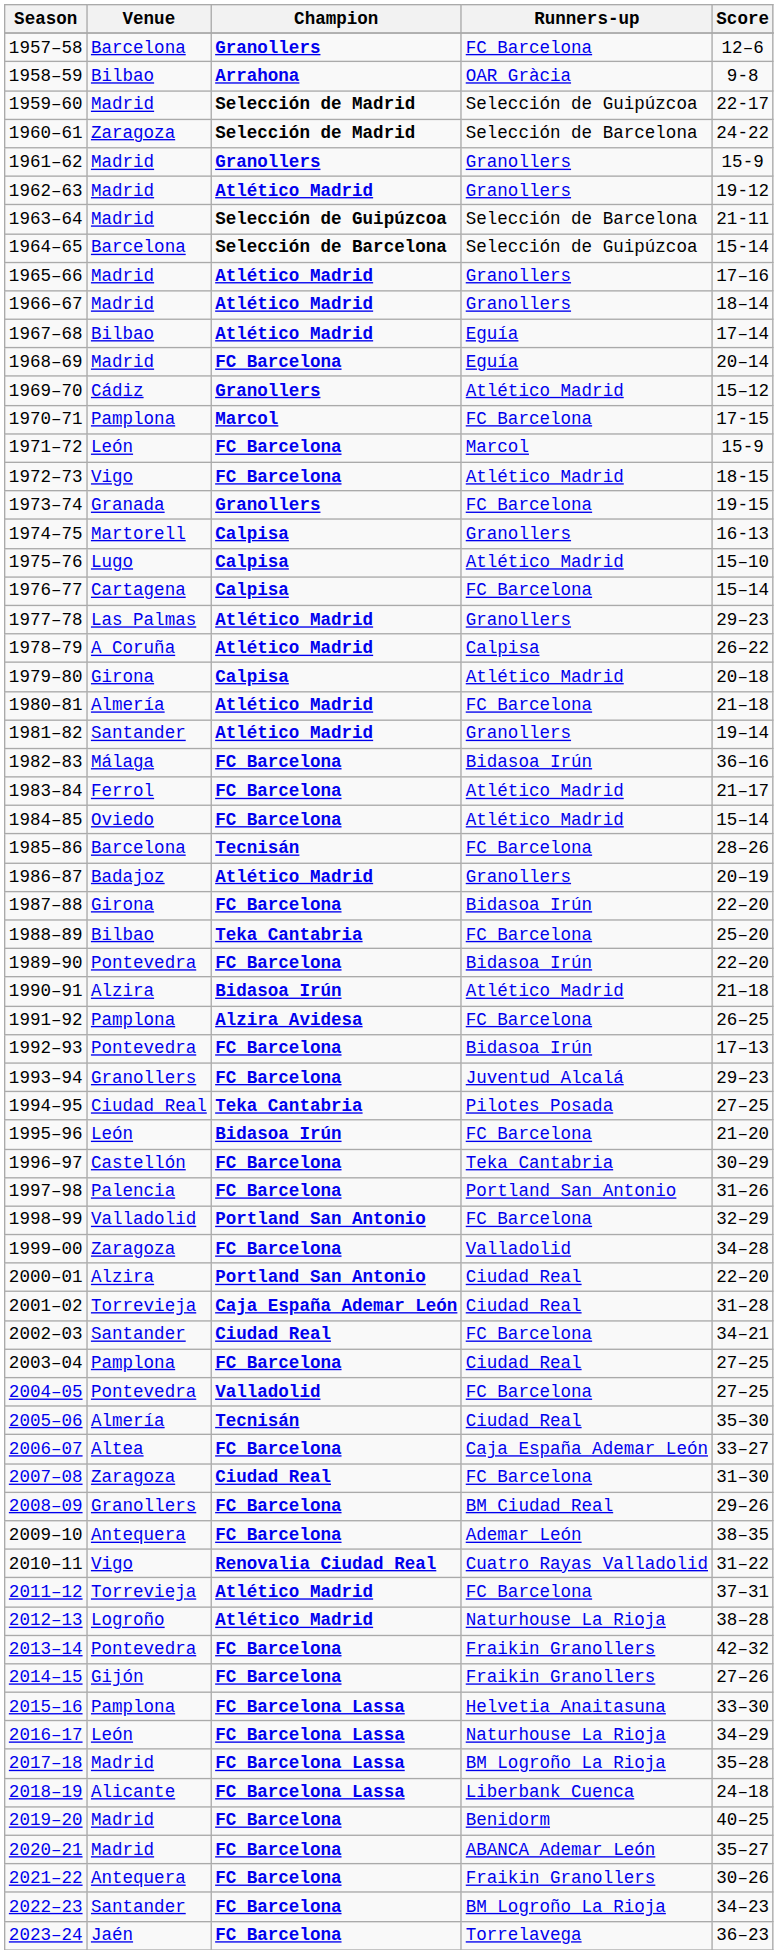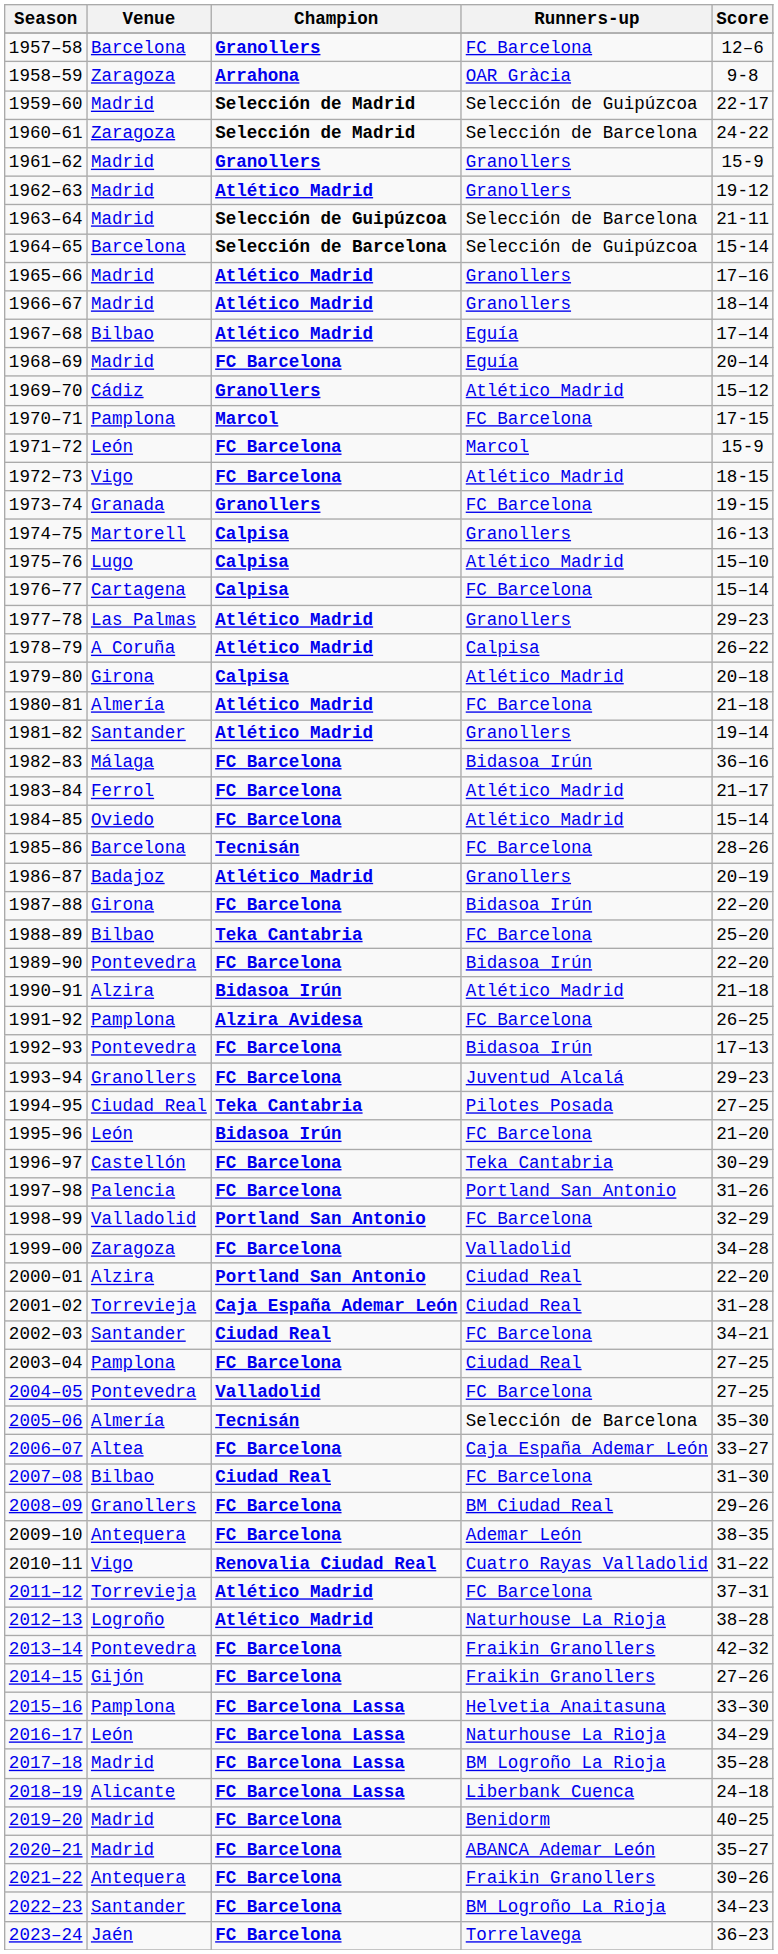(123, 76) Bilbao -> (133, 76) Zaragoza
(524, 1421) Ciudad Real -> (582, 1421) Selección de Barcelona
(133, 1478) Zaragoza -> (123, 1478) Bilbao
